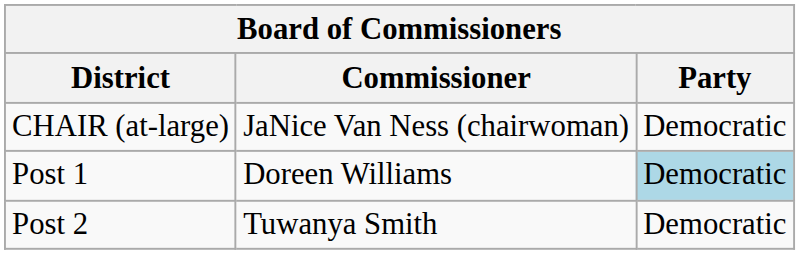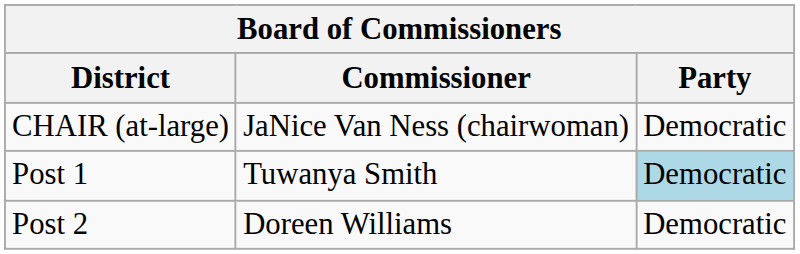(348, 175) Doreen Williams -> (340, 175) Tuwanya Smith
(340, 223) Tuwanya Smith -> (348, 223) Doreen Williams
